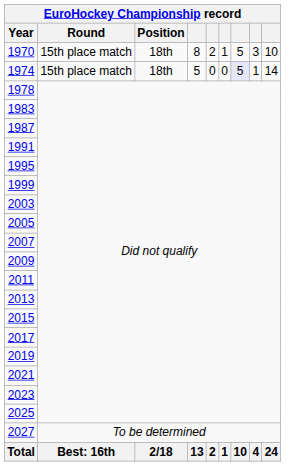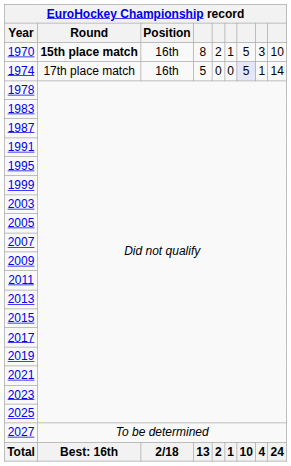(86, 52) normal -> (89, 52) bold
(161, 52) 18th -> (167, 52) 16th
(86, 71) 15th place match -> (89, 71) 17th place match
(161, 71) 18th -> (167, 71) 16th
